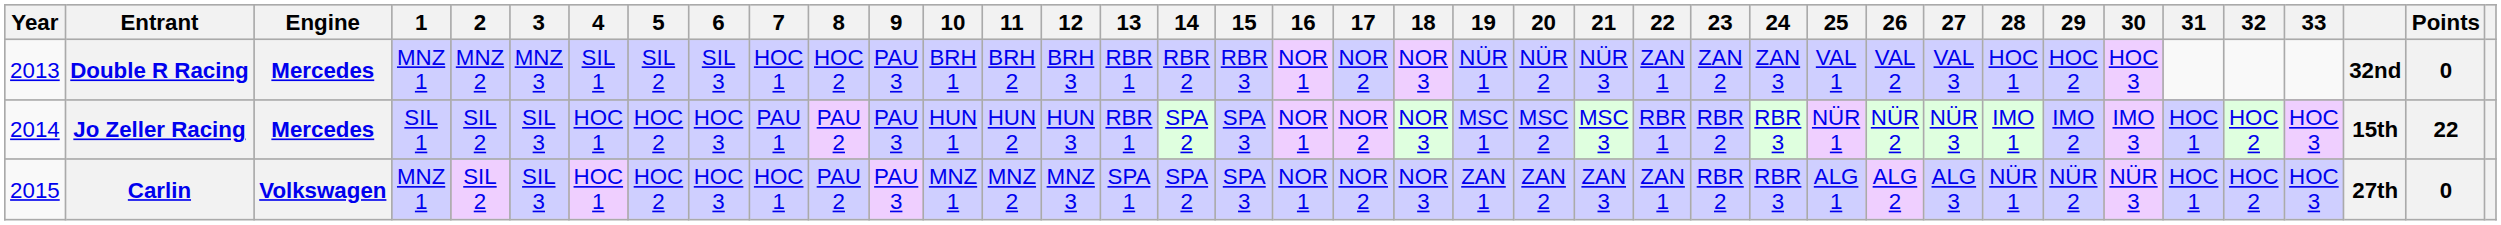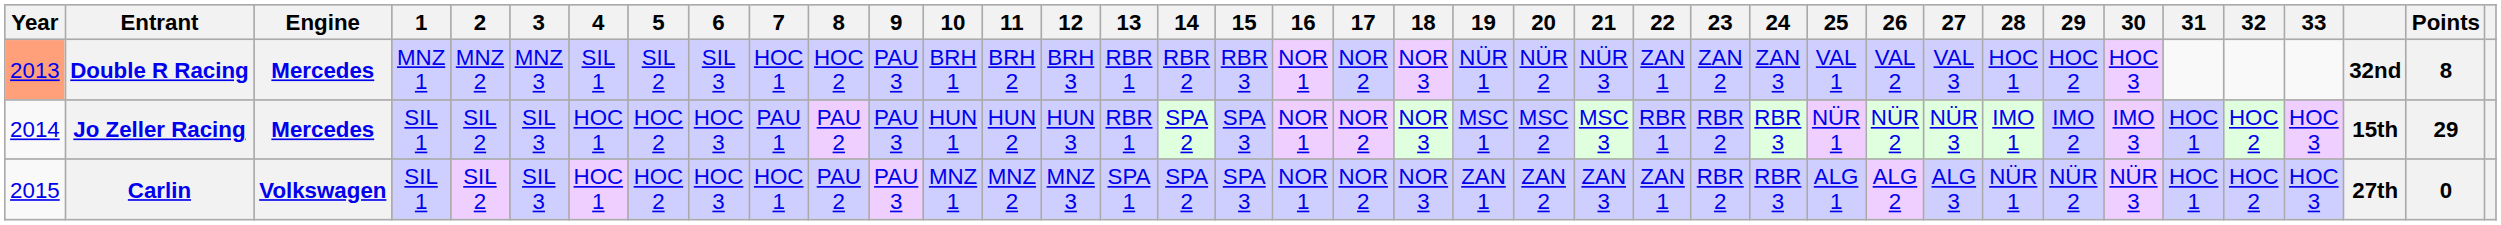(35, 69) no background -> (35, 69) lightsalmon background
(2446, 69) 0 -> (2446, 69) 8
(2446, 129) 22 -> (2446, 129) 29
(421, 189) MNZ 1 -> (421, 189) SIL 1
